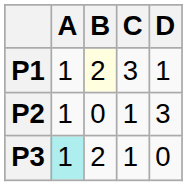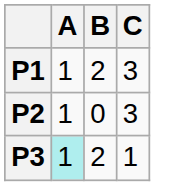- column: (165, 26)
(98, 69) lightyellow background -> (98, 69) no background
(130, 113) 1 -> (130, 113) 3
